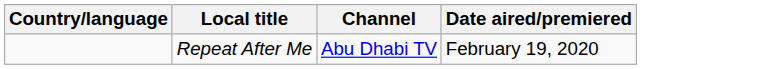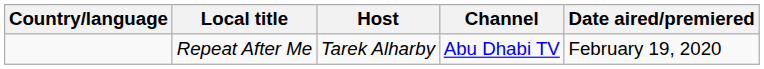+ column: (378, 19)
